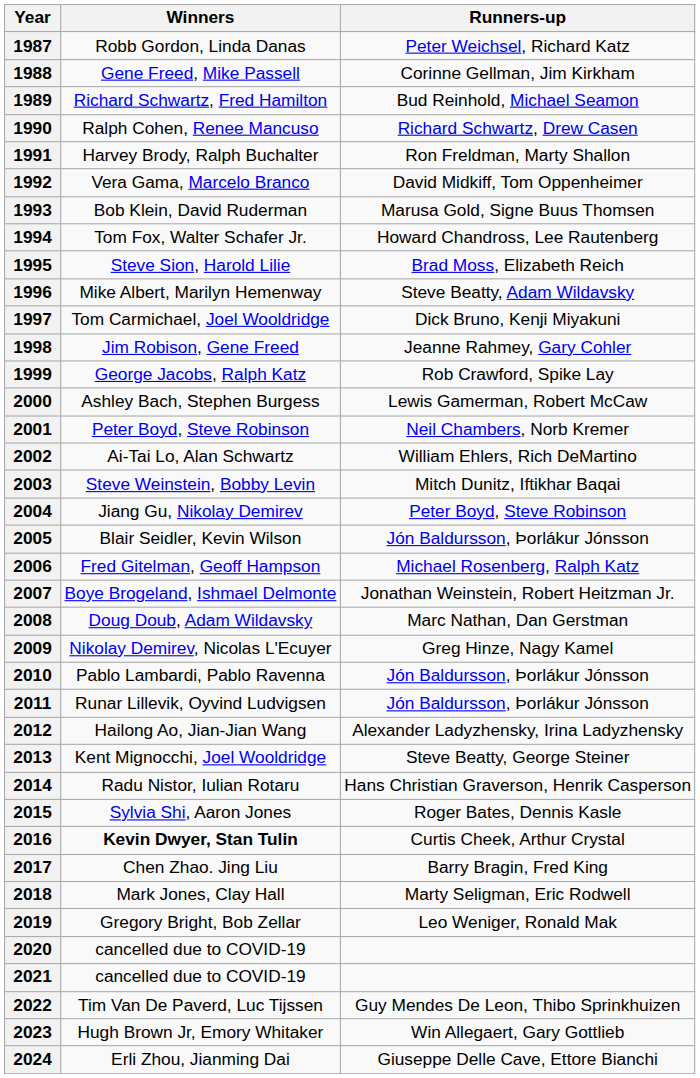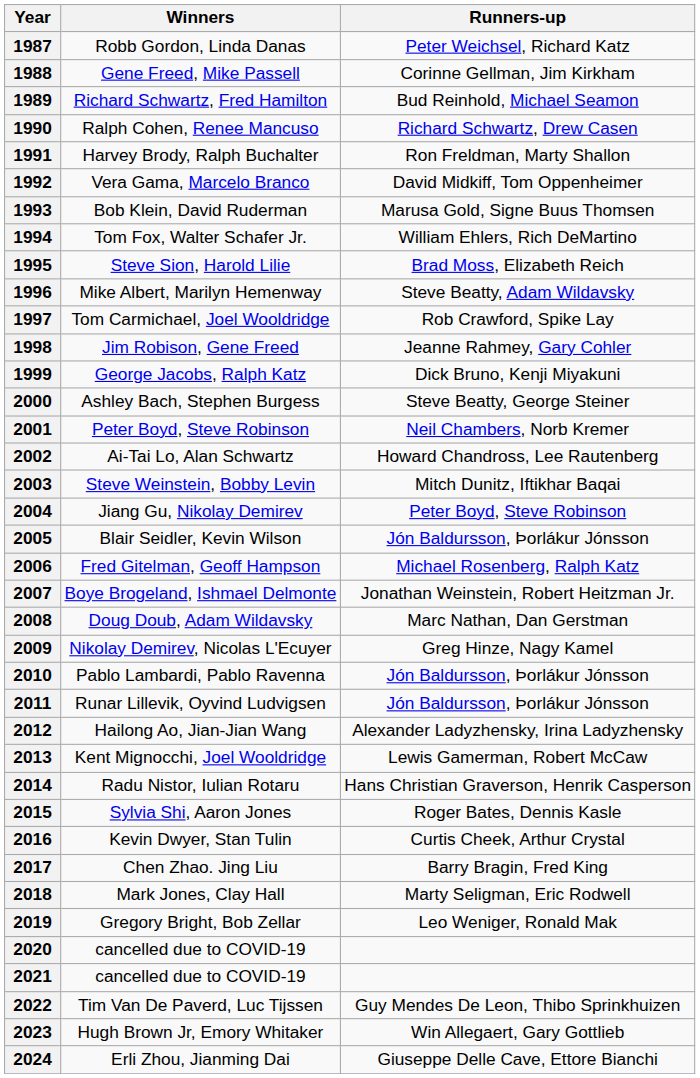(518, 237) Howard Chandross, Lee Rautenberg -> (518, 237) William Ehlers, Rich DeMartino
(518, 319) Dick Bruno, Kenji Miyakuni -> (518, 319) Rob Crawford, Spike Lay
(518, 374) Rob Crawford, Spike Lay -> (518, 374) Dick Bruno, Kenji Miyakuni
(518, 401) Lewis Gamerman, Robert McCaw -> (518, 401) Steve Beatty, George Steiner
(518, 456) William Ehlers, Rich DeMartino -> (518, 456) Howard Chandross, Lee Rautenberg
(518, 758) Steve Beatty, George Steiner -> (518, 758) Lewis Gamerman, Robert McCaw
(200, 840) bold -> (200, 840) normal
